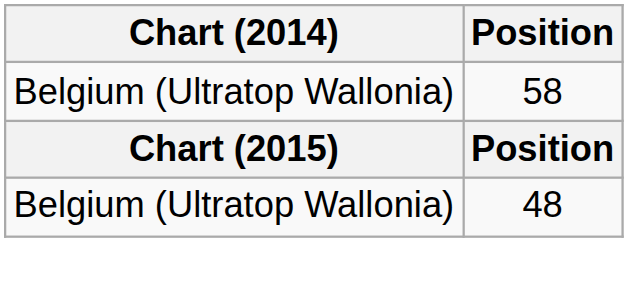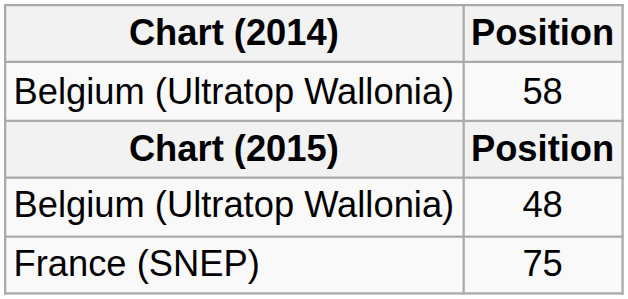+ row: (543, 263)
